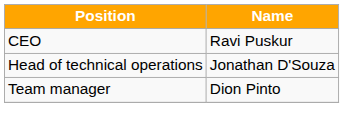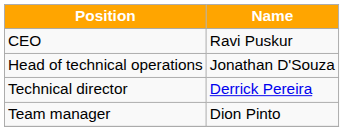+ row: (68, 89)
